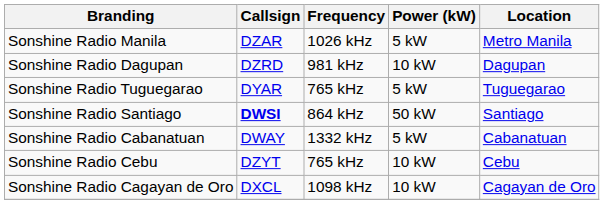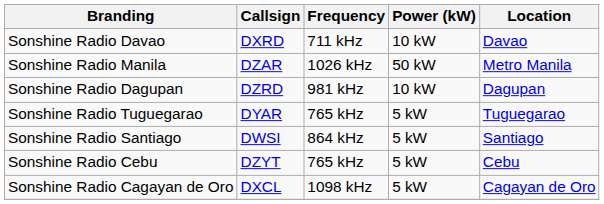+ row: (87, 41)
(410, 41) 5 kW -> (414, 65) 50 kW
(261, 114) bold -> (261, 138) normal
(414, 114) 50 kW -> (410, 138) 5 kW
- row: (106, 138)
(414, 162) 10 kW -> (410, 162) 5 kW
(414, 187) 10 kW -> (410, 187) 5 kW
